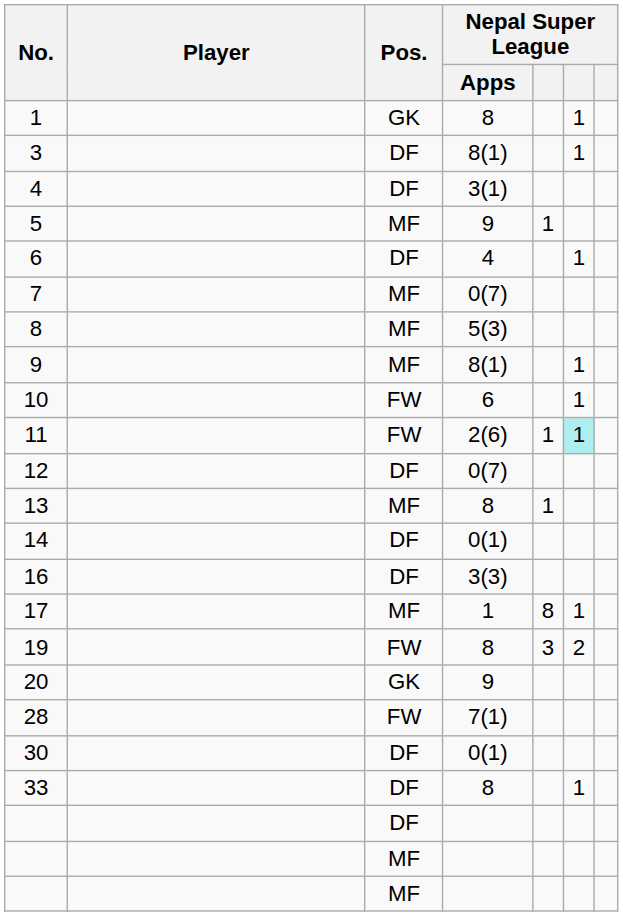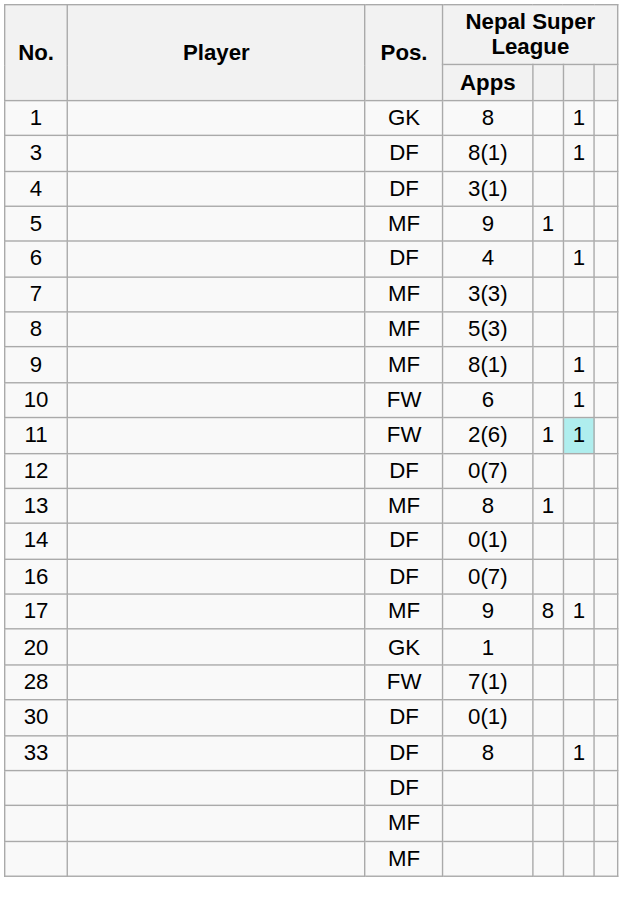(488, 294) 0(7) -> (488, 294) 3(3)
(488, 576) 3(3) -> (488, 576) 0(7)
(488, 611) 1 -> (488, 611) 9
- row: (36, 646)
(488, 682) 9 -> (488, 646) 1
